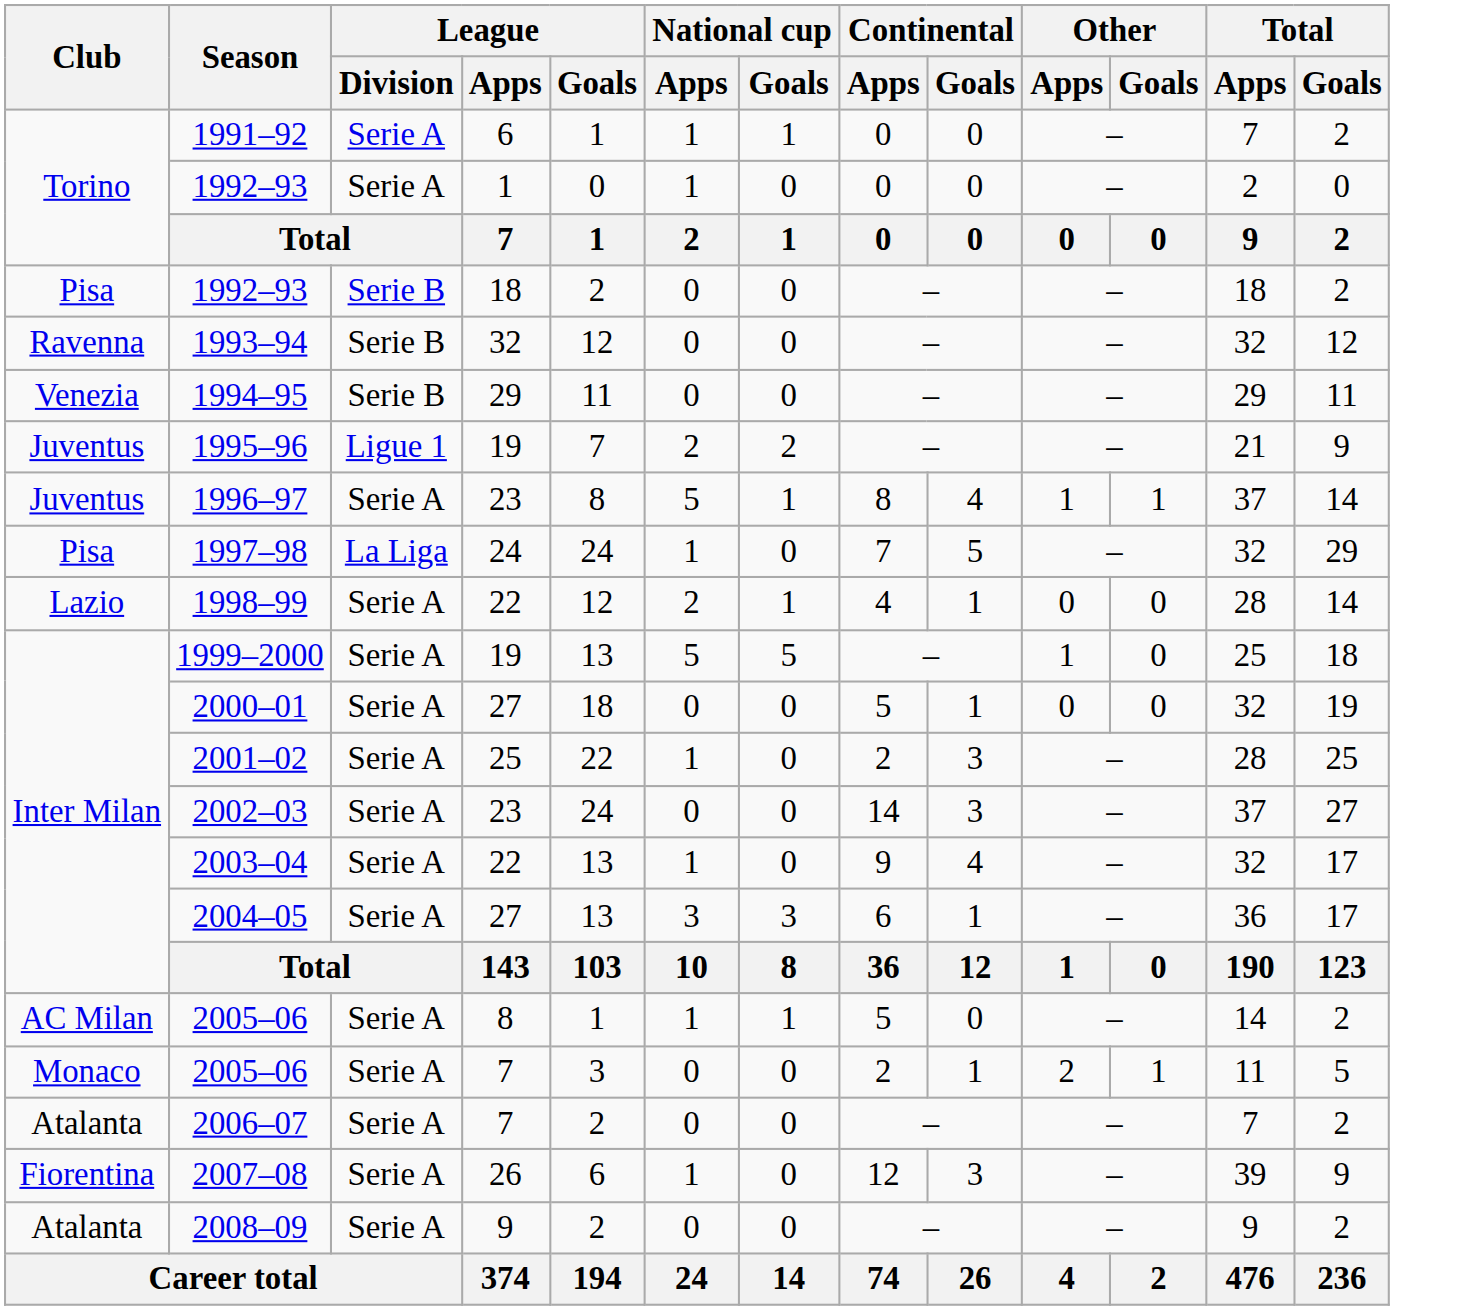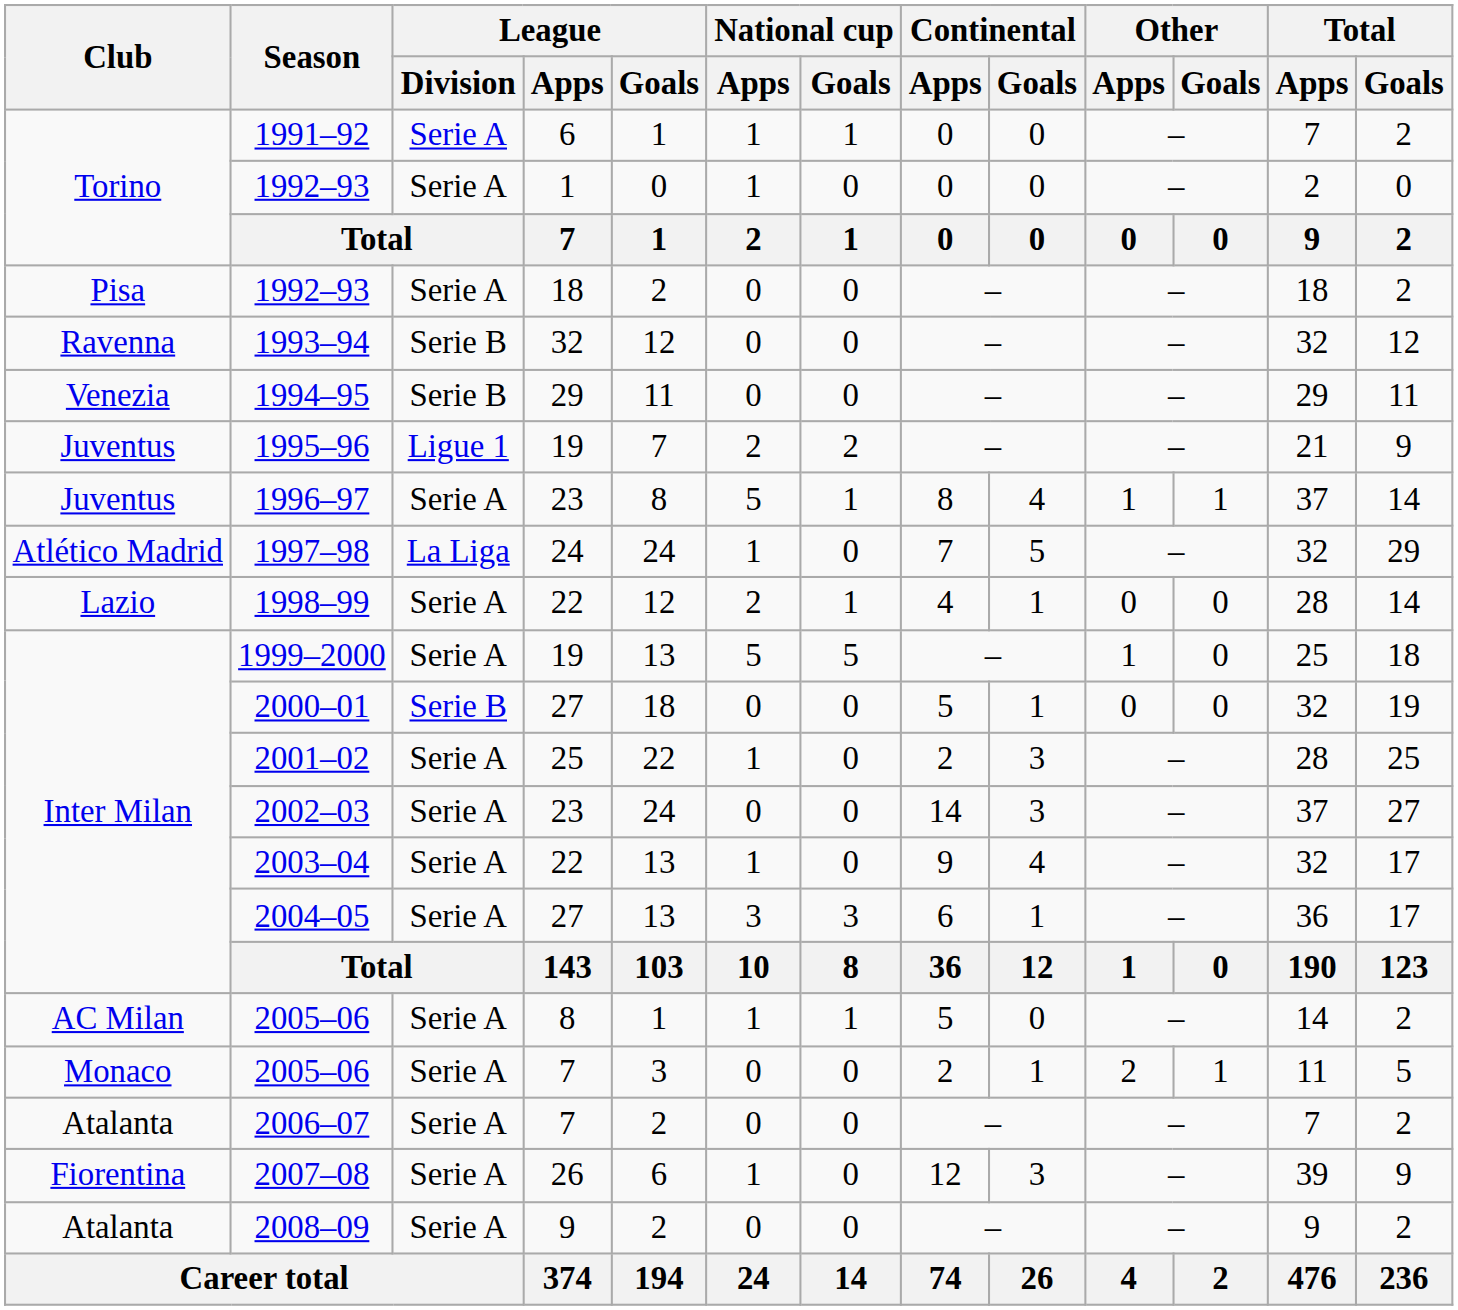(396, 290) Serie B -> (458, 290) Serie A
(87, 550) Pisa -> (118, 550) Atlético Madrid
(396, 706) Serie A -> (458, 706) Serie B
